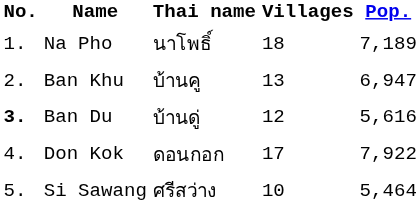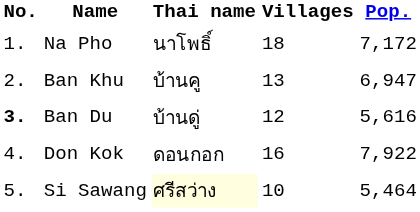(388, 44) 7,189 -> (388, 44) 7,172
(273, 154) 17 -> (273, 154) 16
(184, 192) no background -> (184, 192) lightyellow background
